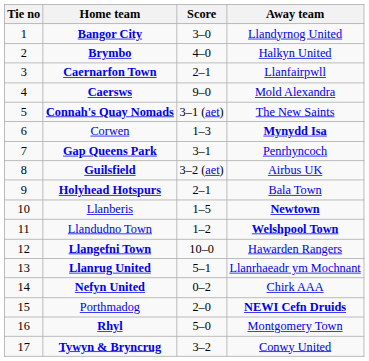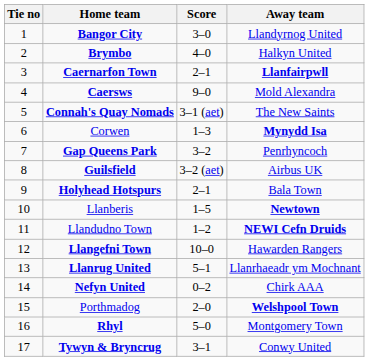(295, 72) normal -> (295, 72) bold
(202, 151) 3–1 -> (202, 151) 3–2
(295, 229) Welshpool Town -> (295, 229) NEWI Cefn Druids
(295, 307) NEWI Cefn Druids -> (295, 307) Welshpool Town
(202, 346) 3–2 -> (202, 346) 3–1
